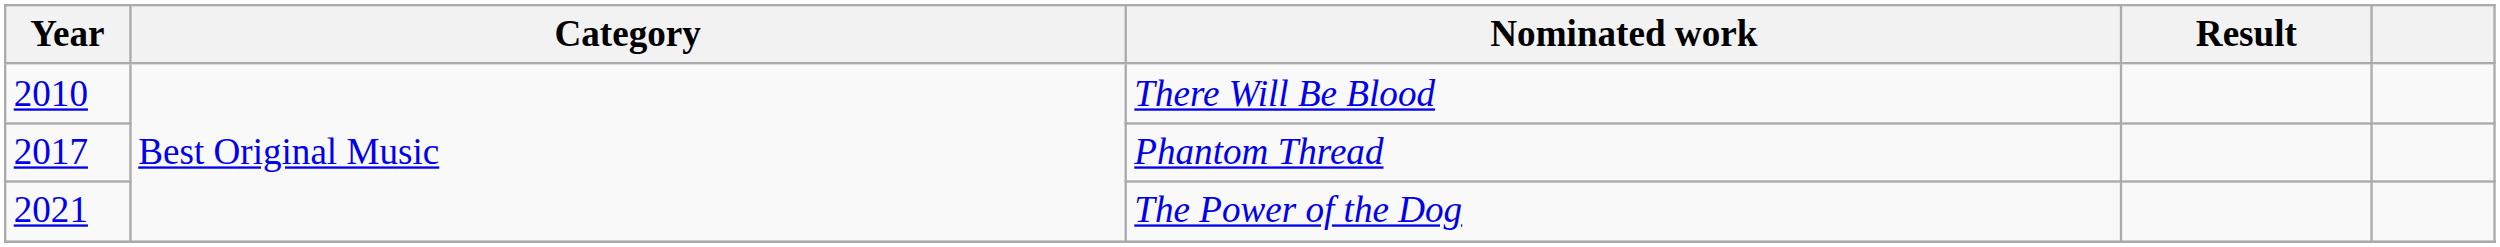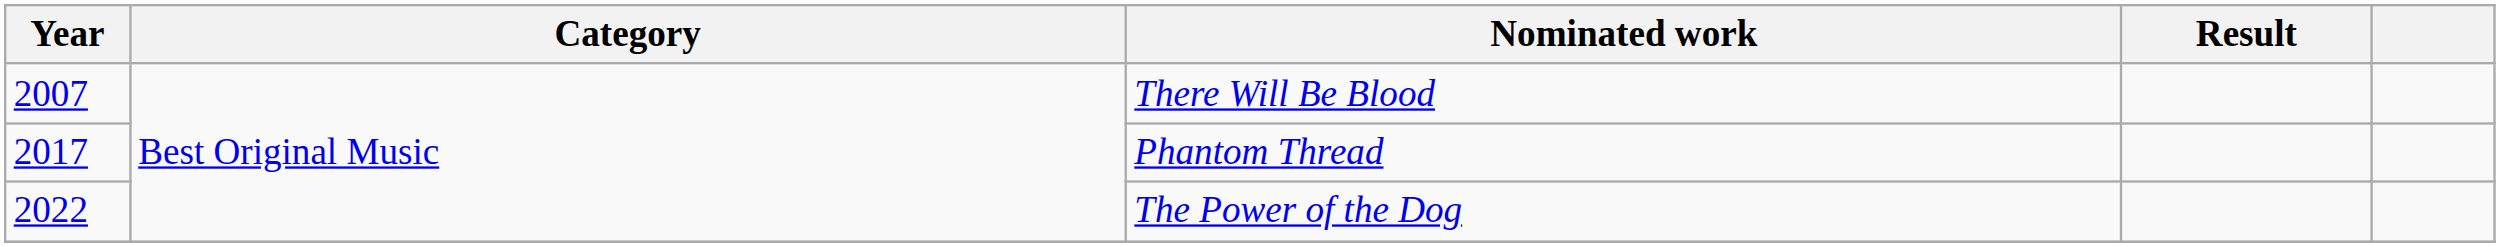(51, 92) 2010 -> (51, 92) 2007
(51, 210) 2021 -> (51, 210) 2022
